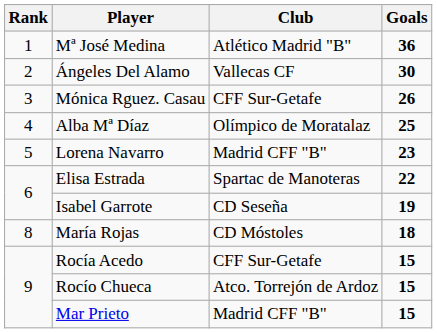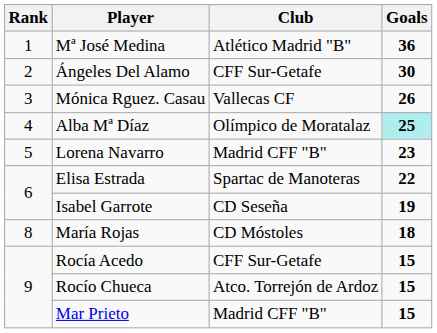(254, 71) Vallecas CF -> (267, 71) CFF Sur-Getafe
(267, 98) CFF Sur-Getafe -> (254, 98) Vallecas CF
(407, 125) no background -> (407, 125) paleturquoise background
